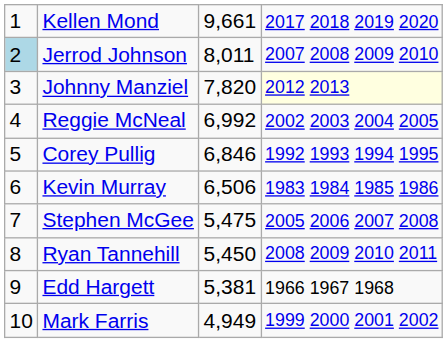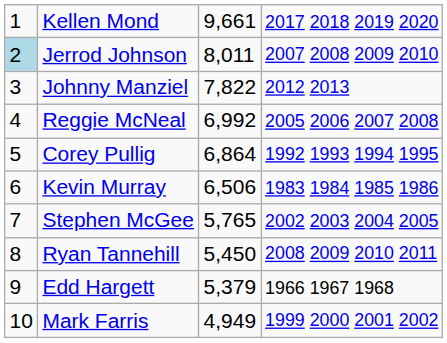(230, 87) 7,820 -> (230, 87) 7,822
(307, 88) lightyellow background -> (307, 88) no background
(352, 121) 2002 2003 2004 2005 -> (352, 121) 2005 2006 2007 2008
(230, 154) 6,846 -> (230, 154) 6,864
(230, 220) 5,475 -> (230, 220) 5,765
(352, 221) 2005 2006 2007 2008 -> (352, 221) 2002 2003 2004 2005
(230, 287) 5,381 -> (230, 287) 5,379
